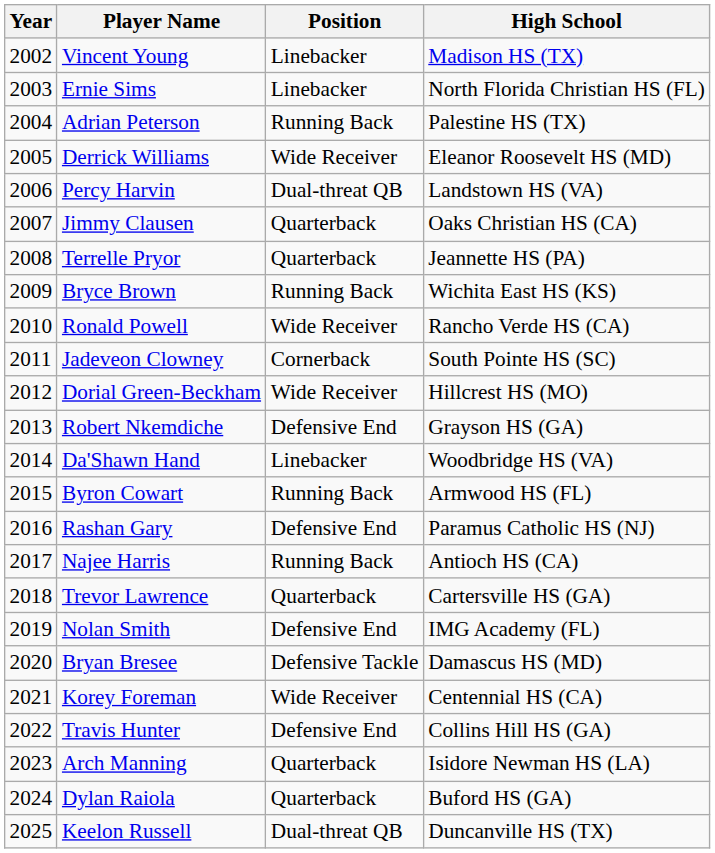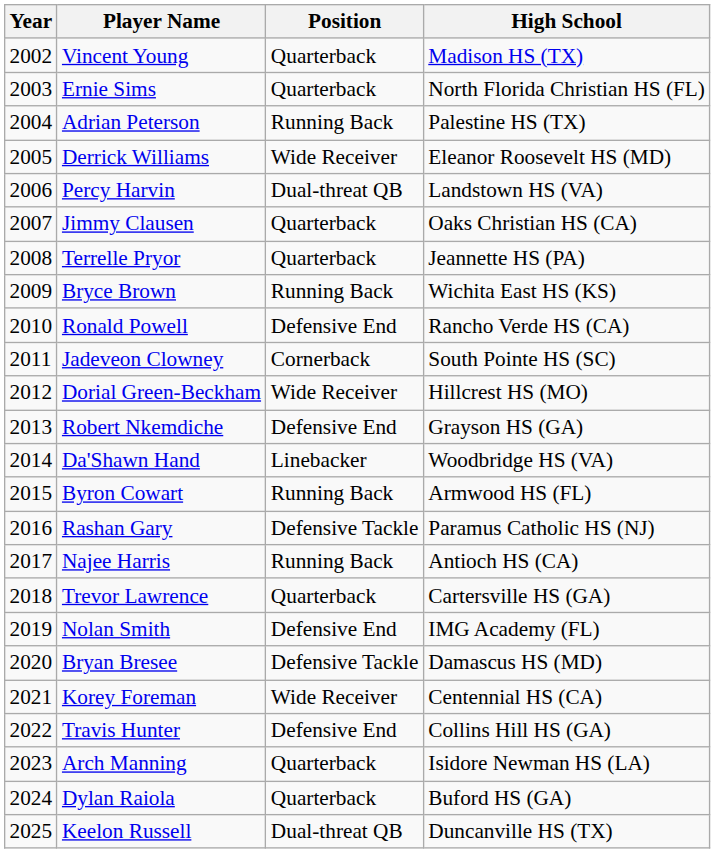(319, 55) Linebacker -> (323, 55) Quarterback
(319, 88) Linebacker -> (323, 88) Quarterback
(334, 325) Wide Receiver -> (334, 325) Defensive End
(334, 527) Defensive End -> (345, 527) Defensive Tackle
